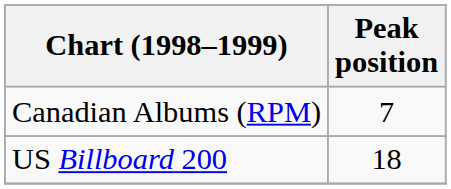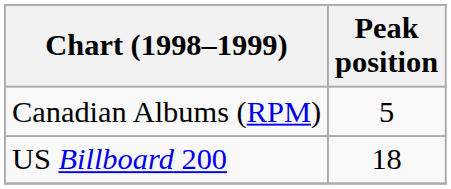(387, 111) 7 -> (387, 111) 5
